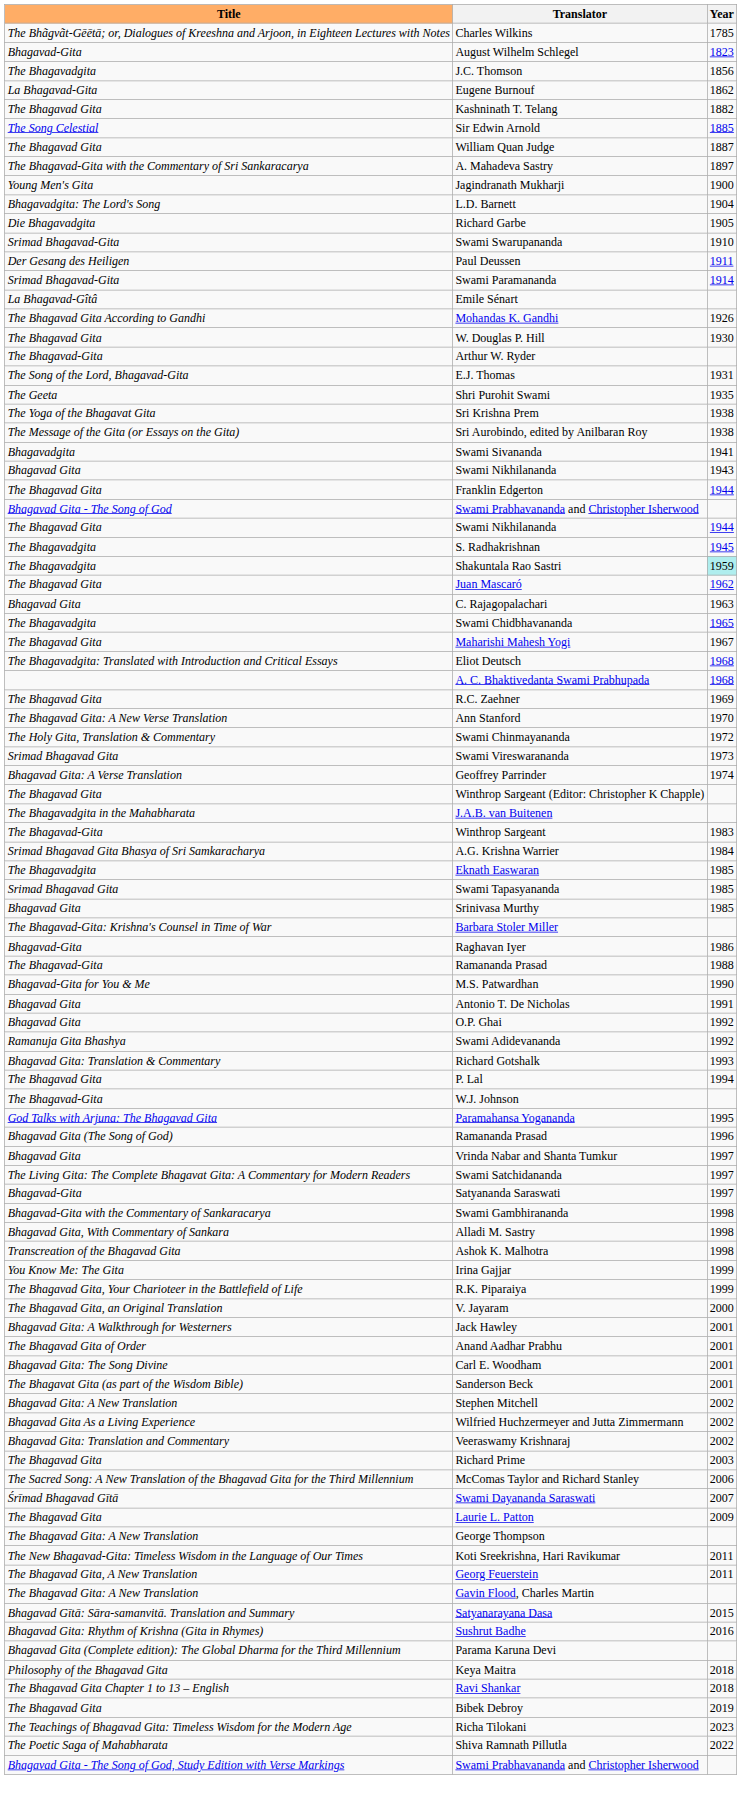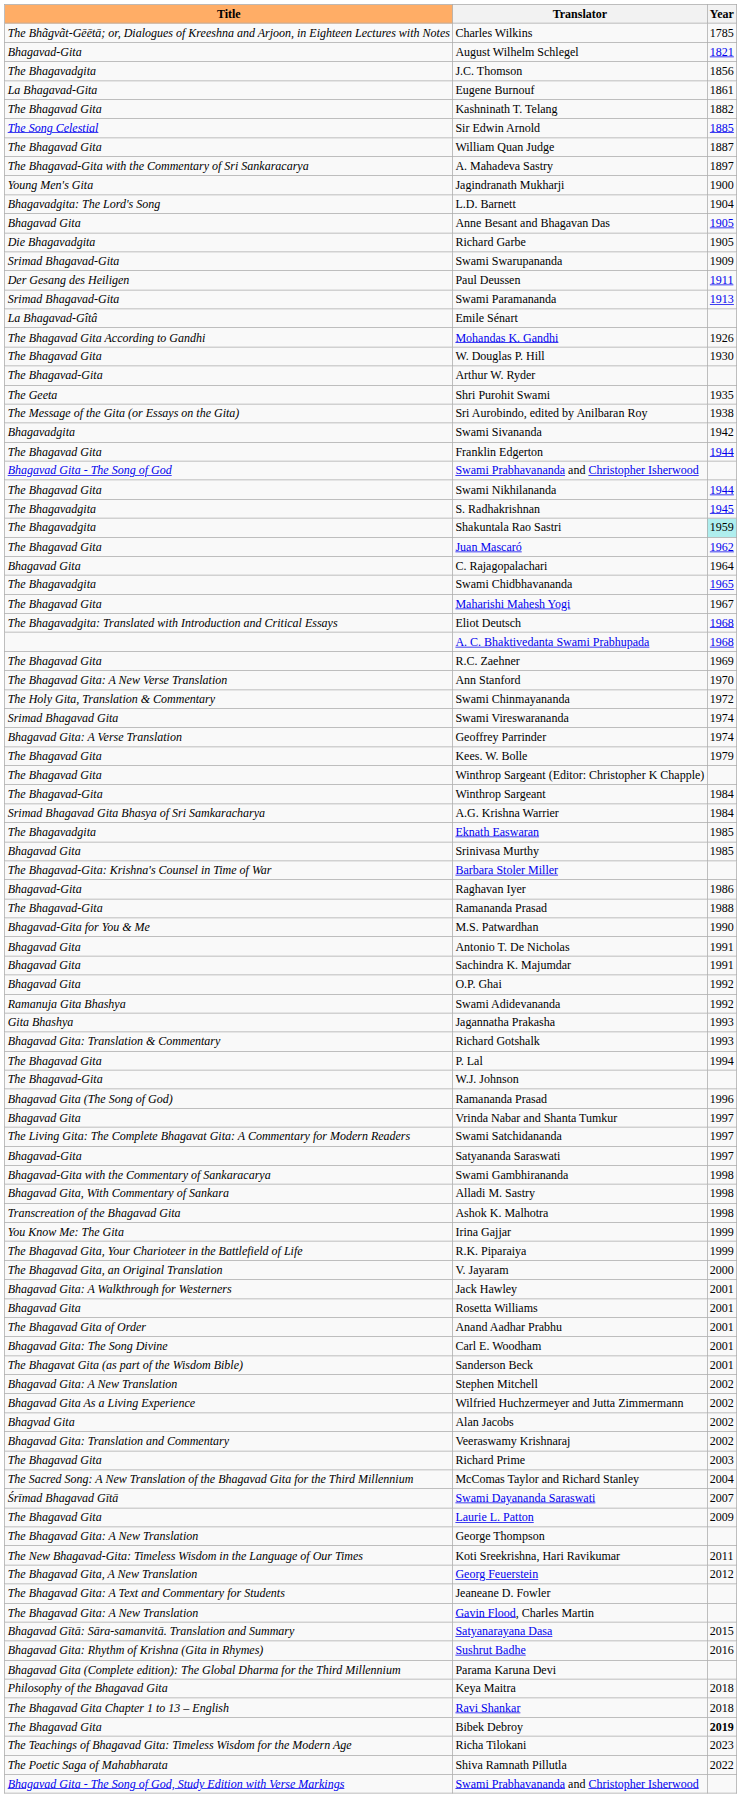(722, 52) 1823 -> (722, 52) 1821
(722, 90) 1862 -> (722, 90) 1861
+ row: (44, 223)
(722, 242) 1910 -> (722, 261) 1909
(722, 280) 1914 -> (722, 299) 1913
- row: (98, 375)
- row: (82, 413)
(722, 451) 1941 -> (722, 432) 1942
- row: (44, 470)
(722, 603) 1963 -> (722, 565) 1964
(722, 756) 1973 -> (722, 718) 1974
+ row: (55, 756)
- row: (101, 813)
(722, 832) 1983 -> (722, 794) 1984
- row: (63, 889)
+ row: (44, 965)
+ row: (41, 1022)
- row: (112, 1117)
+ row: (44, 1308)
+ row: (41, 1422)
(722, 1479) 2006 -> (722, 1479) 2004
(722, 1574) 2011 -> (722, 1574) 2012
+ row: (146, 1593)
(722, 1707) normal -> (722, 1726) bold
